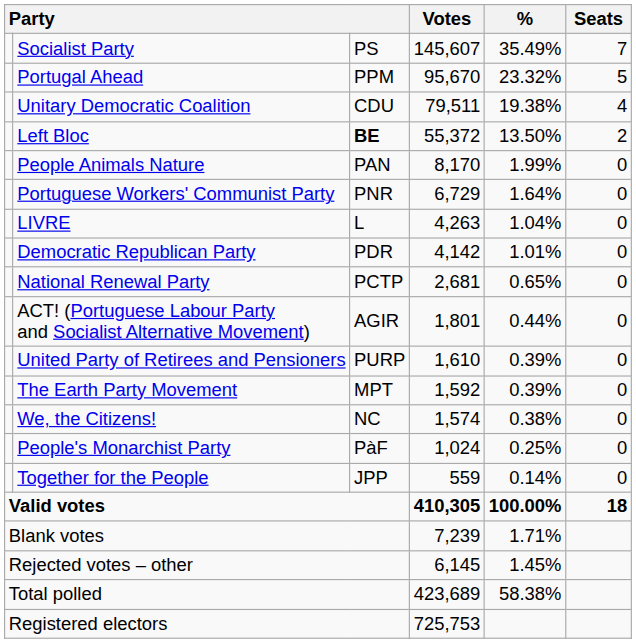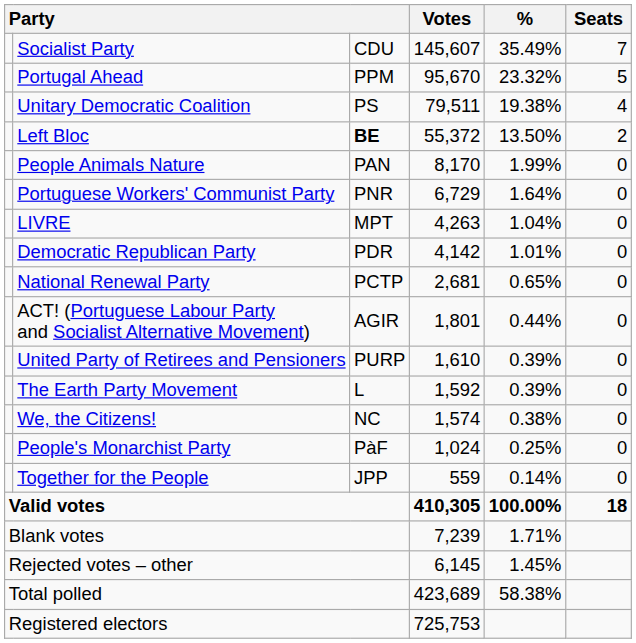(366, 48) PS -> (374, 48) CDU
(374, 106) CDU -> (366, 106) PS
(359, 223) L -> (374, 223) MPT
(374, 389) MPT -> (359, 389) L
